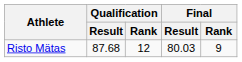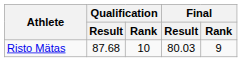(144, 49) 12 -> (144, 49) 10
